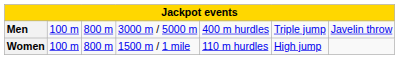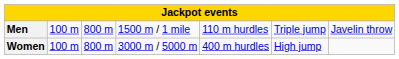(158, 29) 3000 m / 5000 m -> (154, 29) 1500 m / 1 mile
(236, 29) 400 m hurdles -> (235, 29) 110 m hurdles
(154, 46) 1500 m / 1 mile -> (158, 46) 3000 m / 5000 m
(235, 46) 110 m hurdles -> (236, 46) 400 m hurdles
